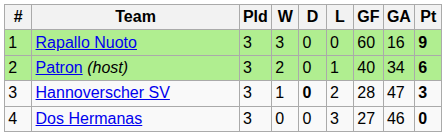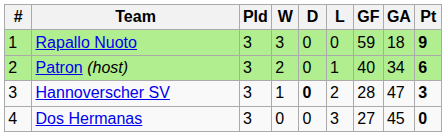(366, 42) 60 -> (366, 42) 59
(396, 42) 16 -> (396, 42) 18
(396, 118) 46 -> (396, 118) 45
